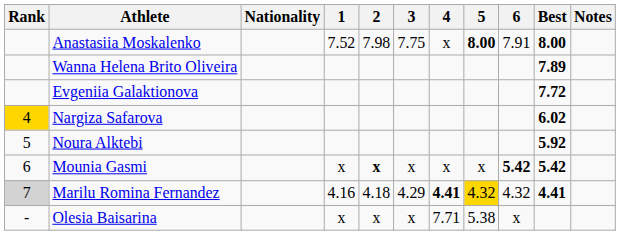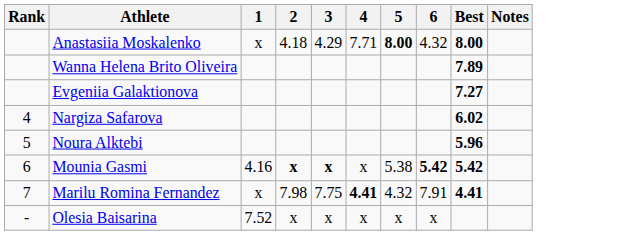- column: (282, 17)
(341, 42) 7.52 -> (258, 42) x
(376, 42) 7.98 -> (293, 42) 4.18
(411, 42) 7.75 -> (328, 42) 4.29
(446, 42) x -> (363, 42) 7.71
(516, 42) 7.91 -> (433, 42) 4.32
(552, 92) 7.72 -> (469, 92) 7.27
(27, 117) gold background -> (27, 117) no background
(552, 142) 5.92 -> (469, 142) 5.96
(341, 167) x -> (258, 167) 4.16
(411, 167) normal -> (328, 167) bold
(481, 167) x -> (398, 167) 5.38
(27, 192) lightgrey background -> (27, 192) no background
(341, 192) 4.16 -> (258, 192) x
(376, 192) 4.18 -> (293, 192) 7.98
(411, 192) 4.29 -> (328, 192) 7.75
(481, 192) gold background -> (398, 192) no background
(516, 192) 4.32 -> (433, 192) 7.91
(341, 218) x -> (258, 218) 7.52
(446, 218) 7.71 -> (363, 218) x
(481, 218) 5.38 -> (398, 218) x
